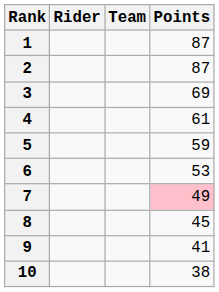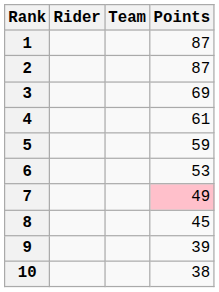(201, 248) 41 -> (201, 248) 39
